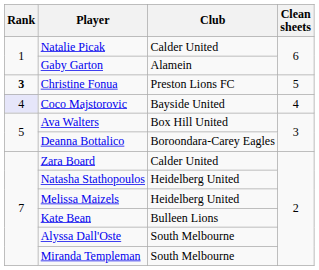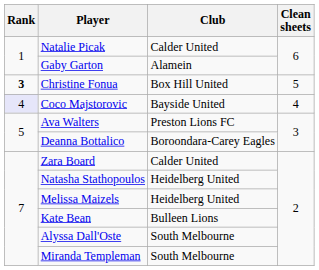(193, 84) Preston Lions FC -> (189, 84) Box Hill United
(189, 122) Box Hill United -> (193, 122) Preston Lions FC
